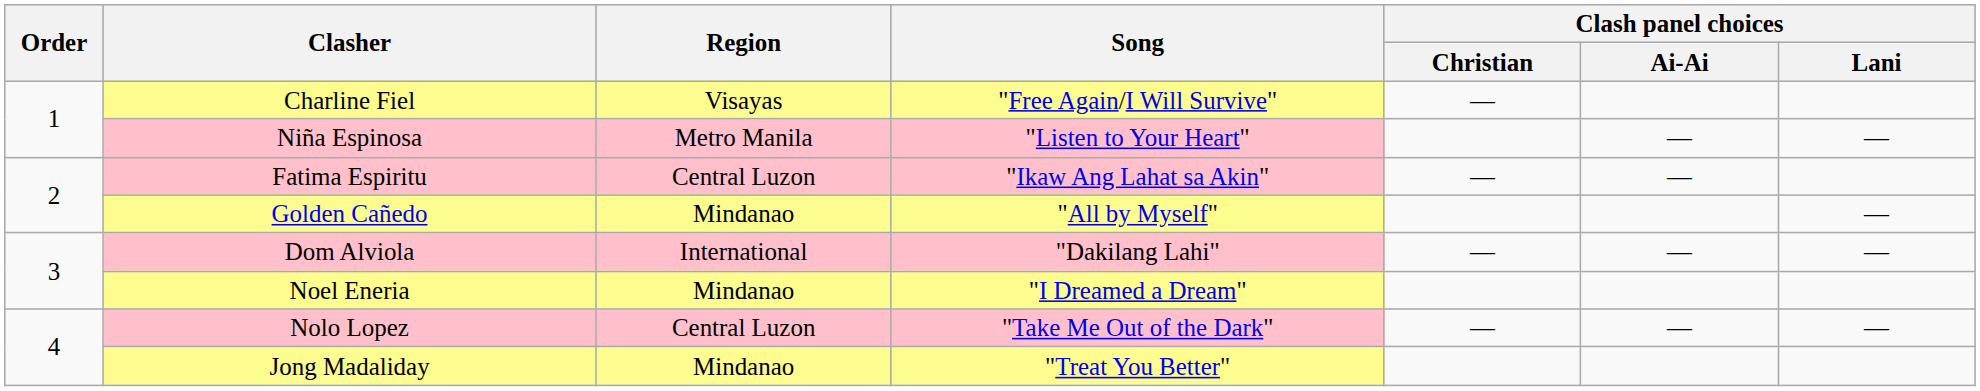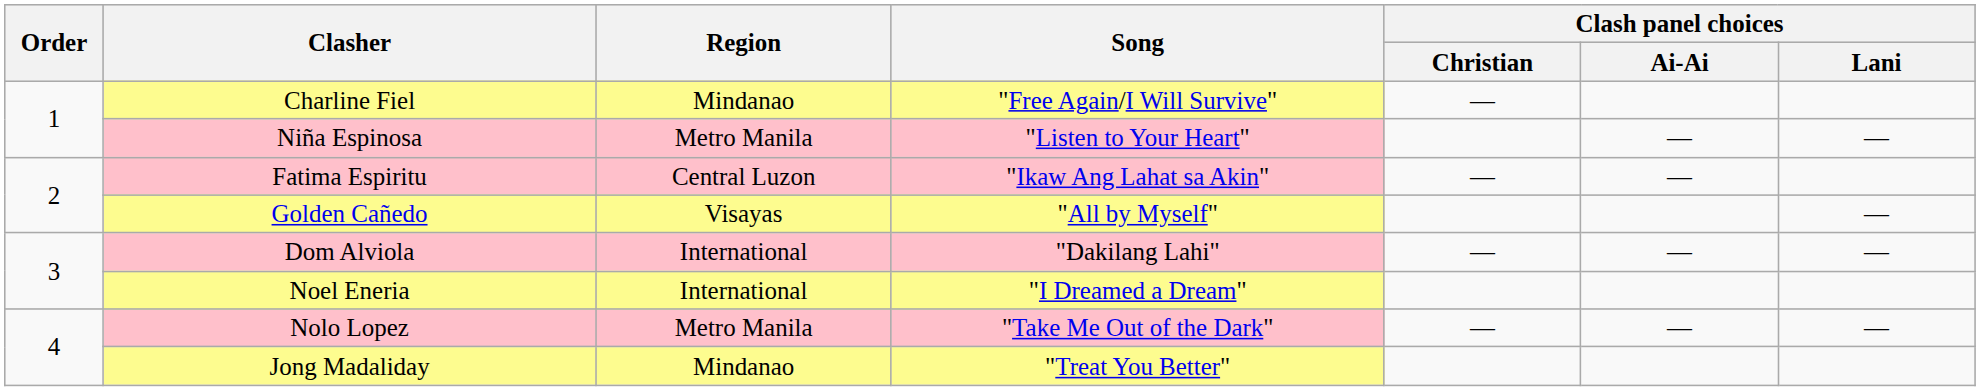(744, 100) Visayas -> (744, 100) Mindanao
(744, 214) Mindanao -> (744, 214) Visayas
(744, 290) Mindanao -> (744, 290) International
(744, 328) Central Luzon -> (744, 328) Metro Manila
